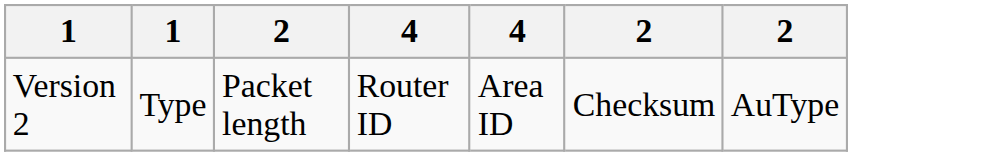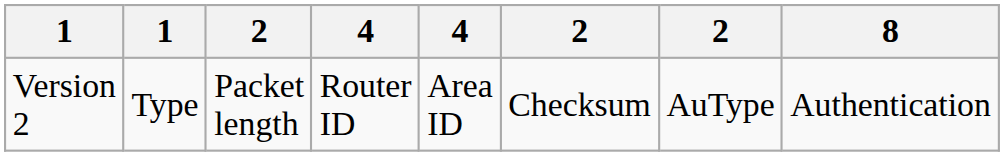+ column: (891, 31)
